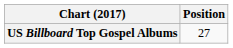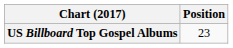(204, 33) 27 -> (204, 33) 23
